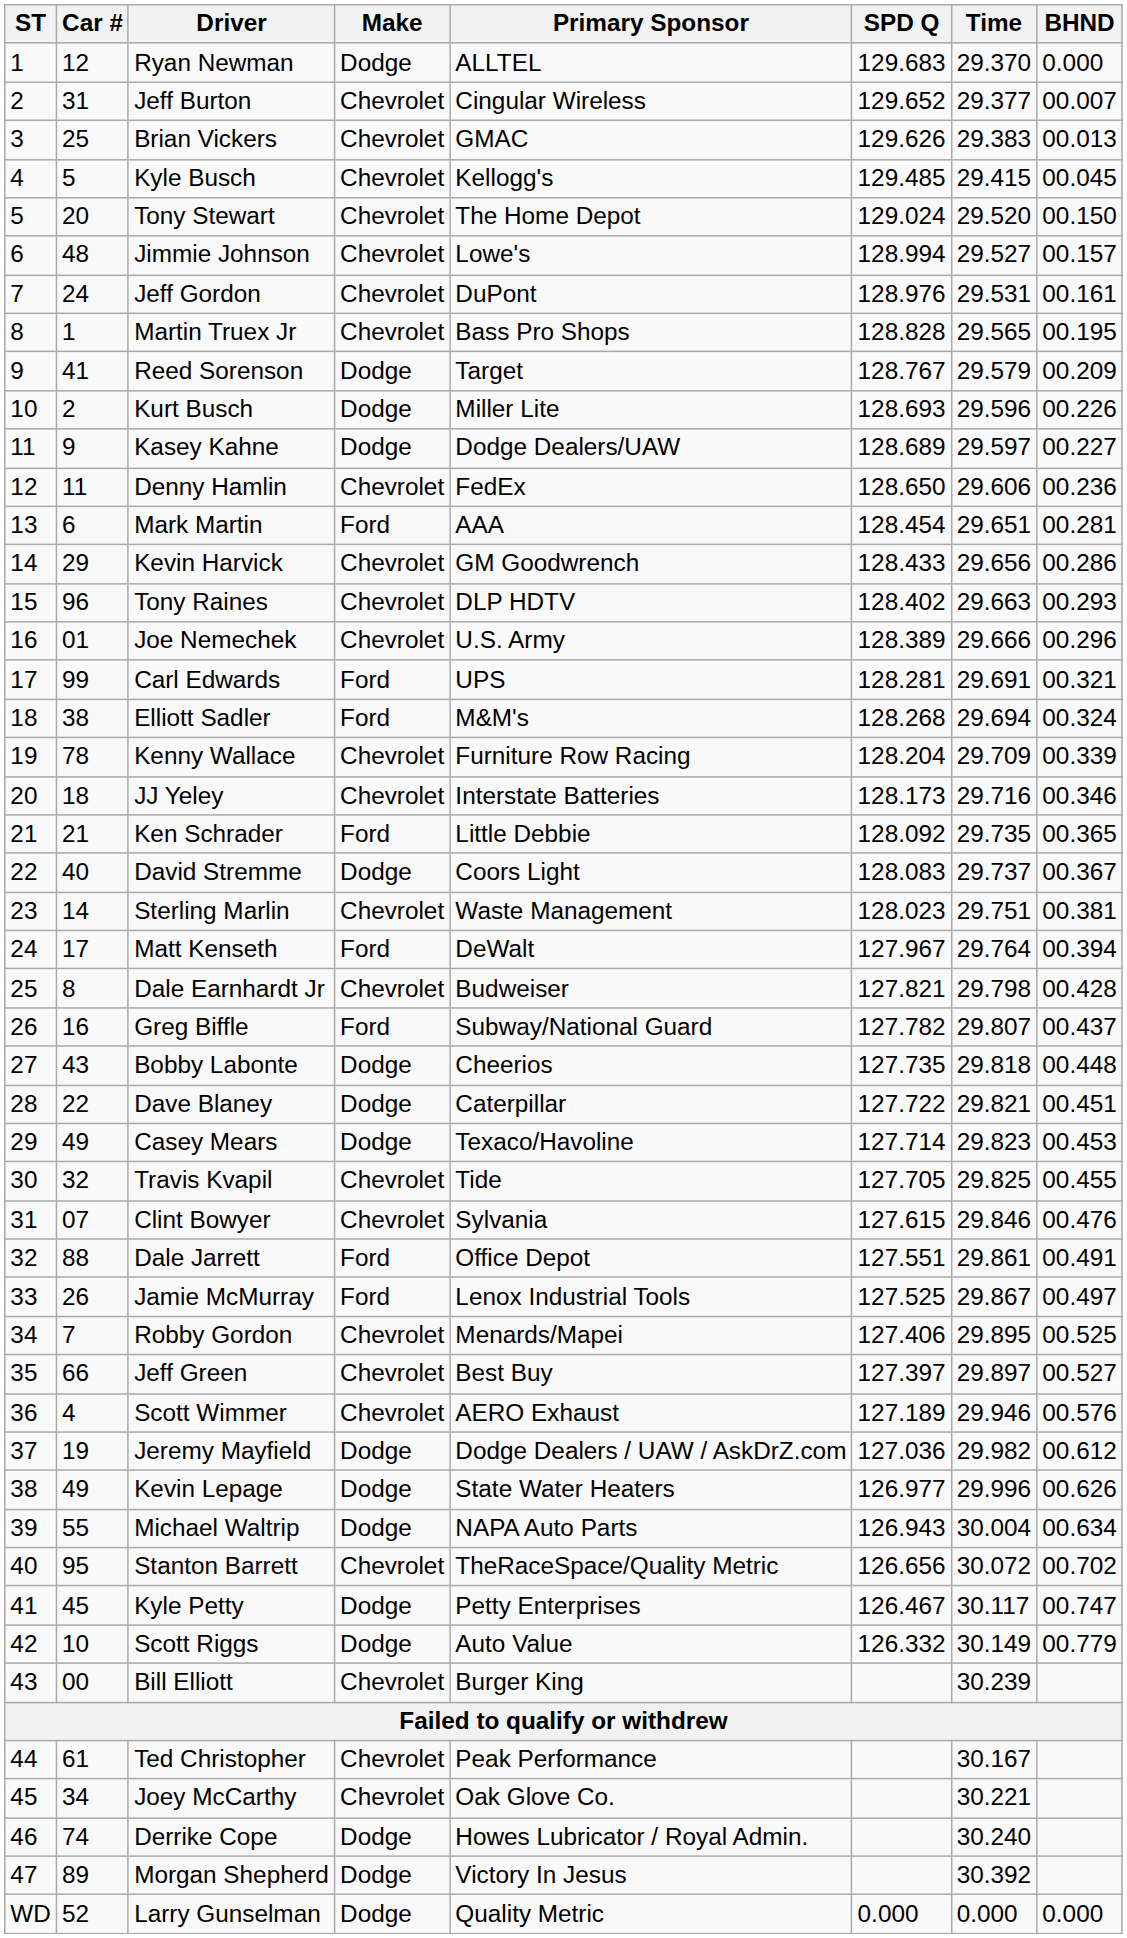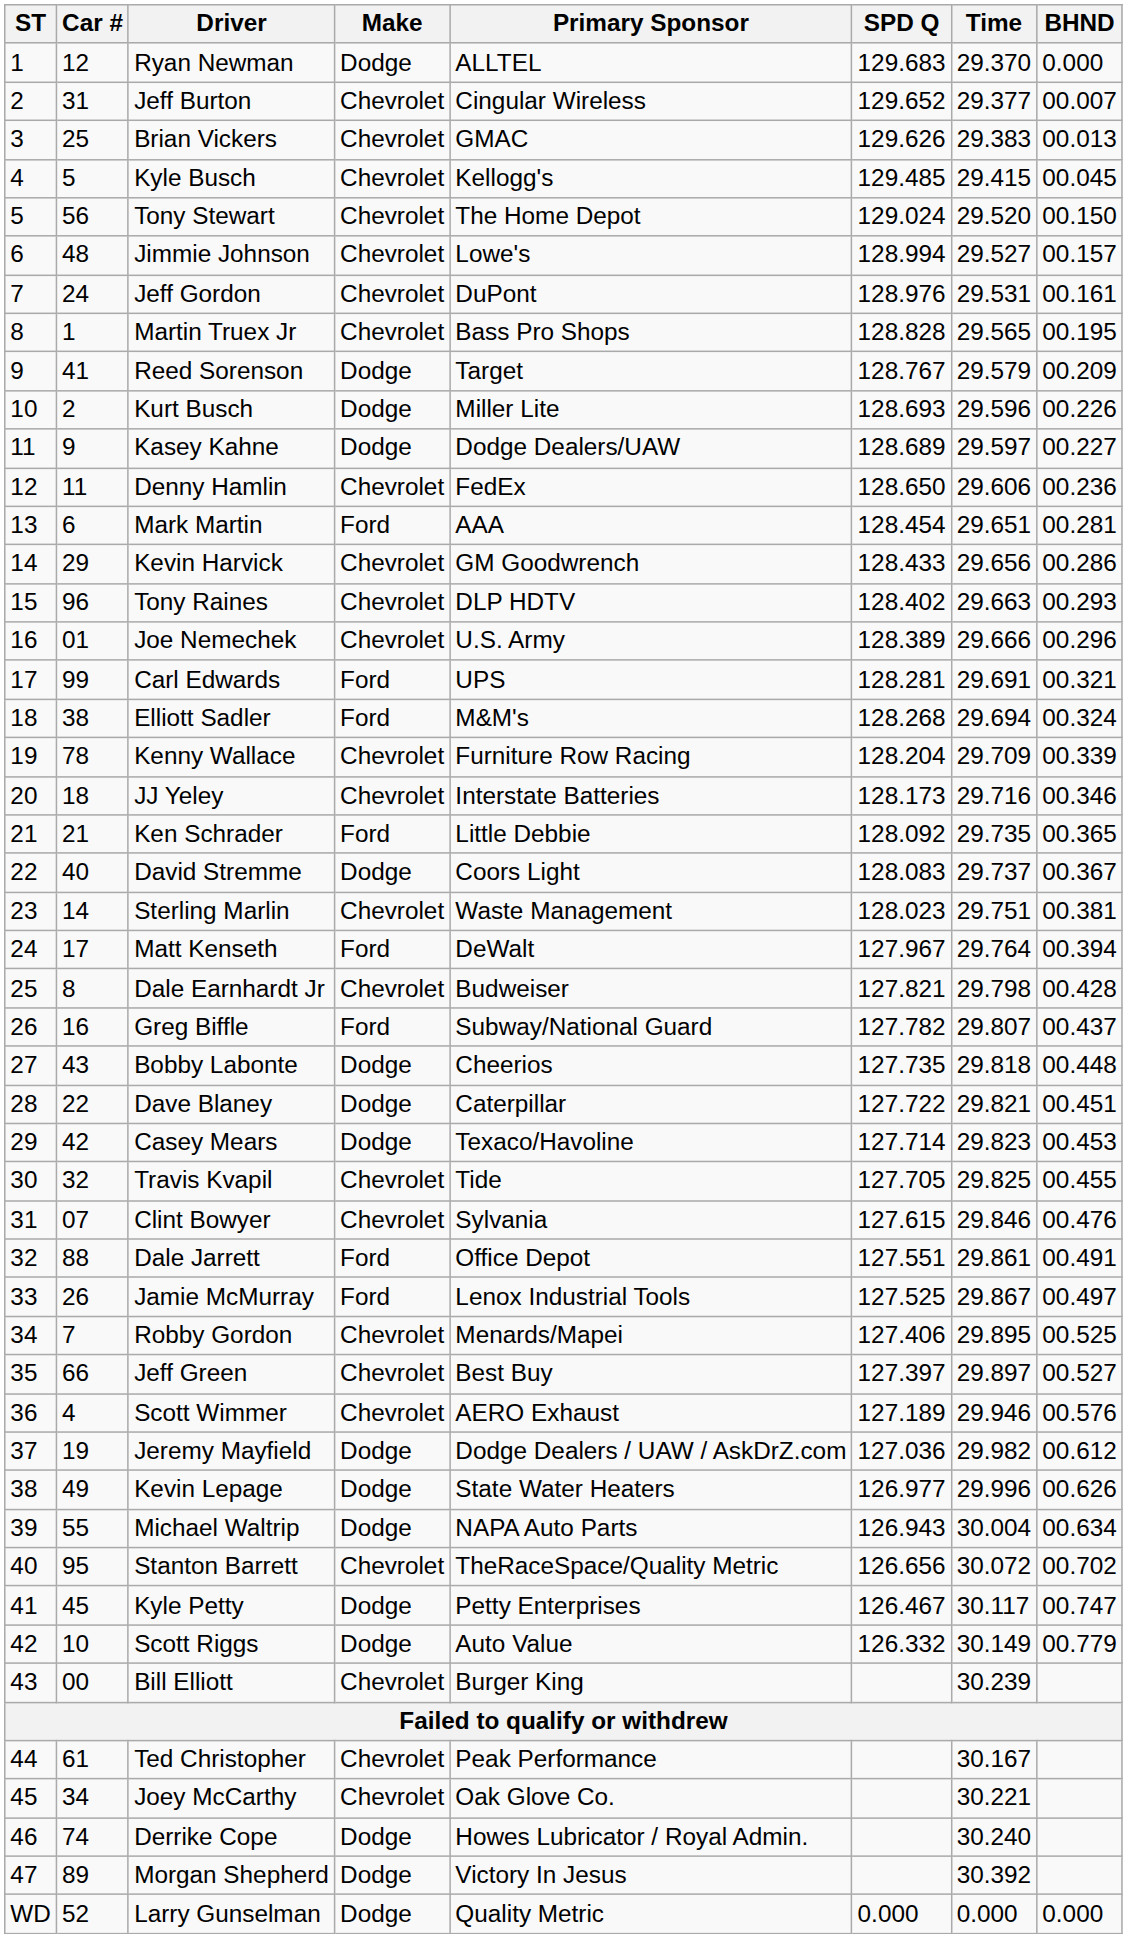(76, 216) 20 -> (76, 216) 56
(76, 1142) 49 -> (76, 1142) 42
